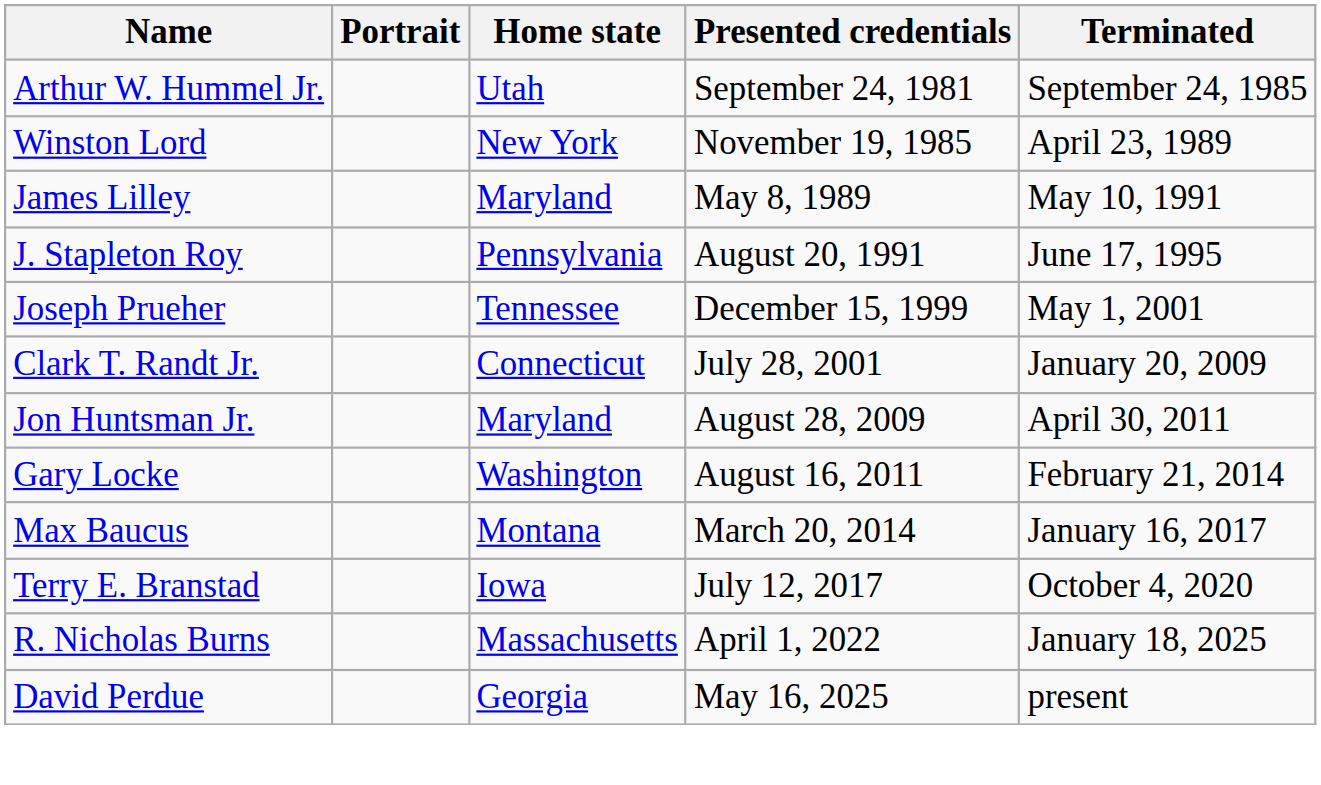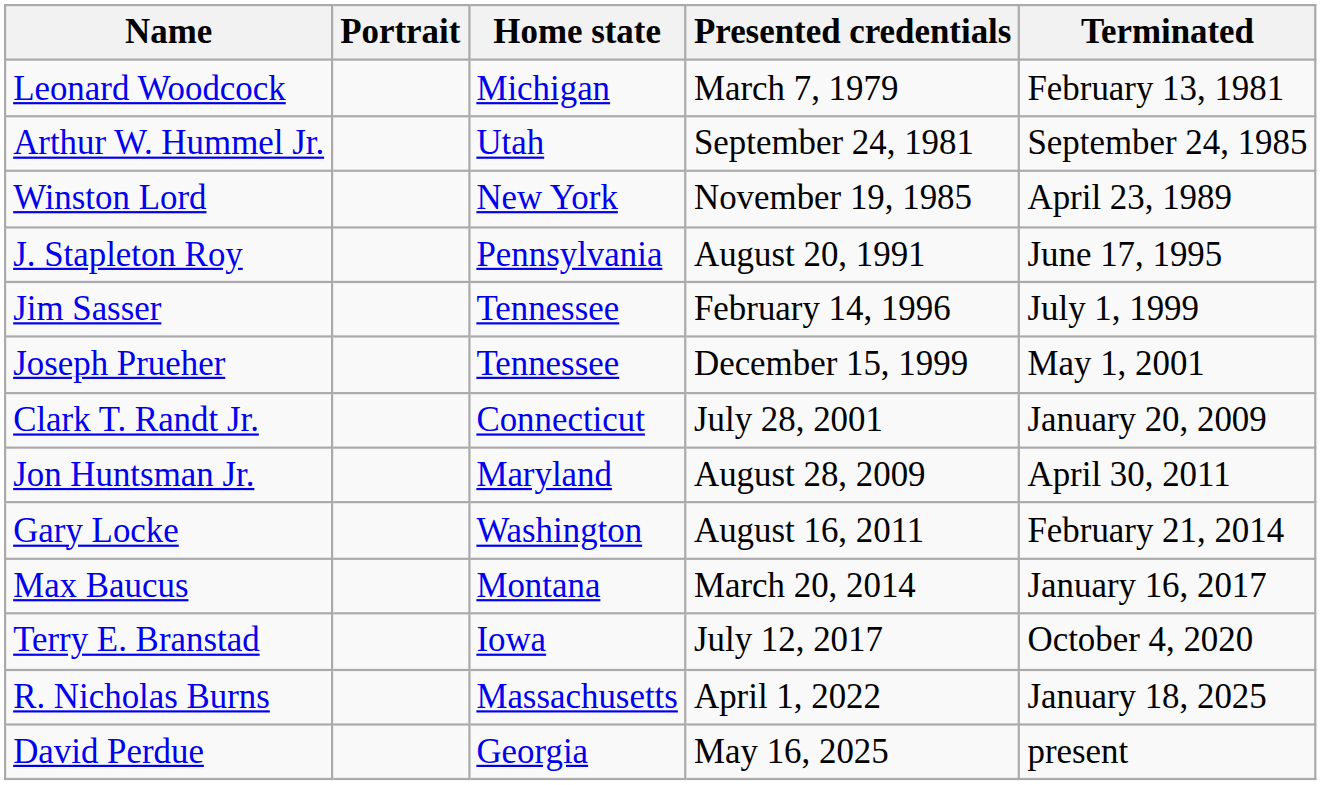+ row: (149, 87)
- row: (102, 198)
+ row: (87, 308)
